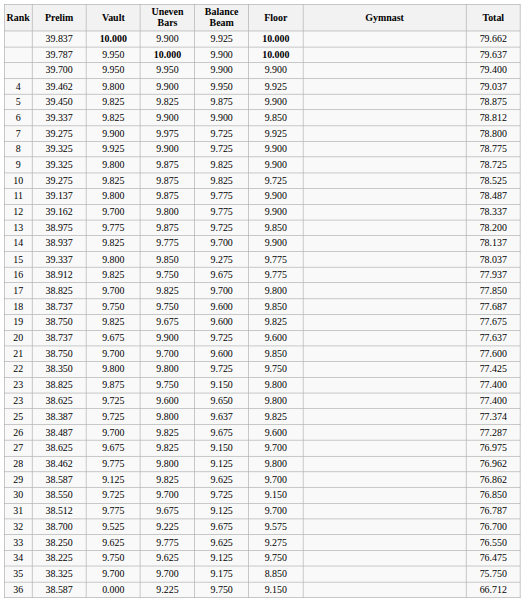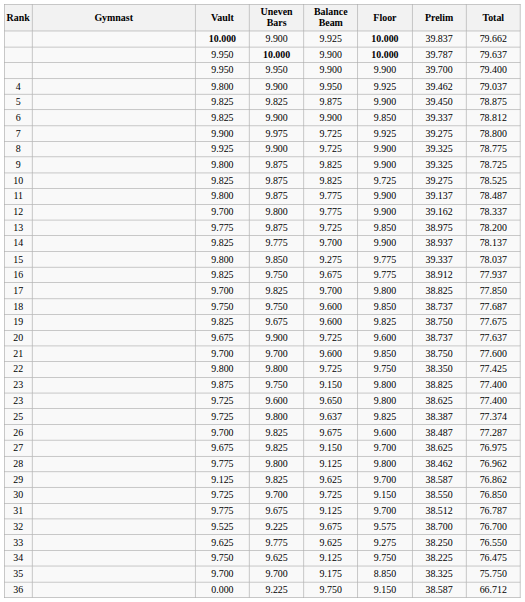columns swapped: (385, 17) <-> (59, 17)
